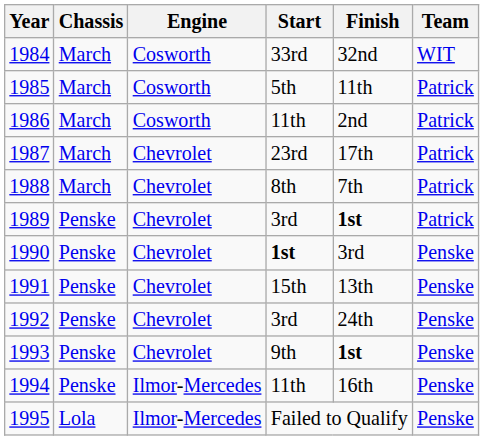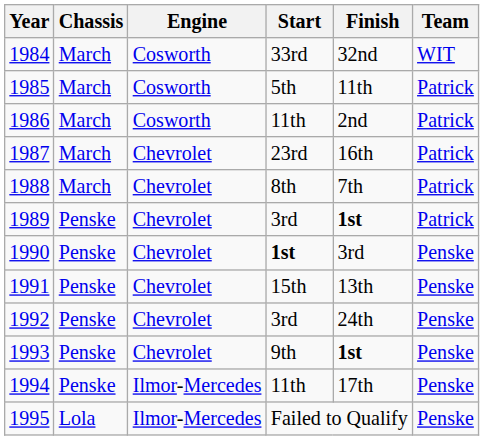(355, 153) 17th -> (355, 153) 16th
(355, 385) 16th -> (355, 385) 17th
